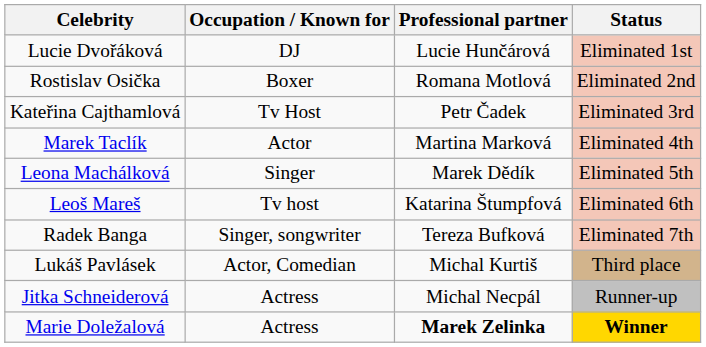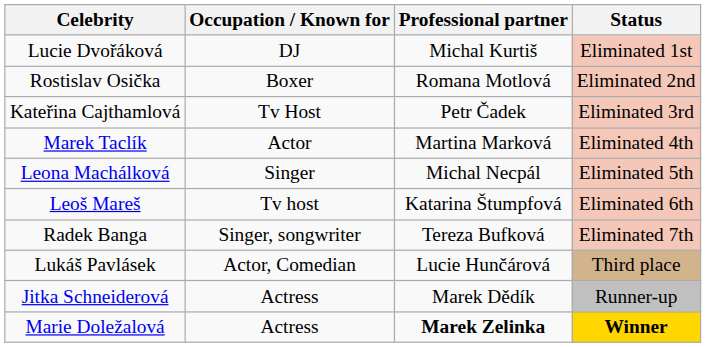(483, 50) Lucie Hunčárová -> (483, 50) Michal Kurtiš
(483, 173) Marek Dědík -> (483, 173) Michal Necpál
(483, 265) Michal Kurtiš -> (483, 265) Lucie Hunčárová
(483, 296) Michal Necpál -> (483, 296) Marek Dědík
